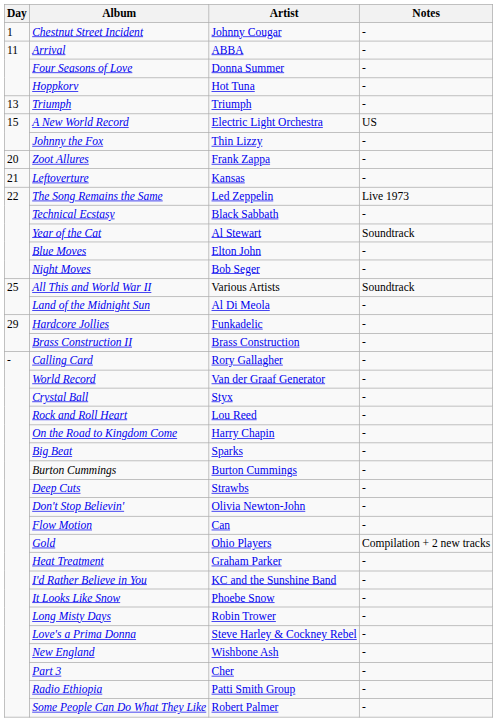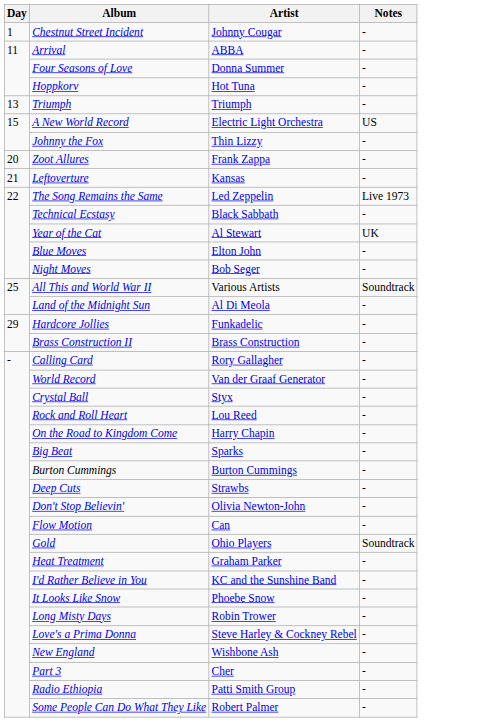(388, 232) Soundtrack -> (370, 232) UK
(426, 543) Compilation + 2 new tracks -> (388, 543) Soundtrack
